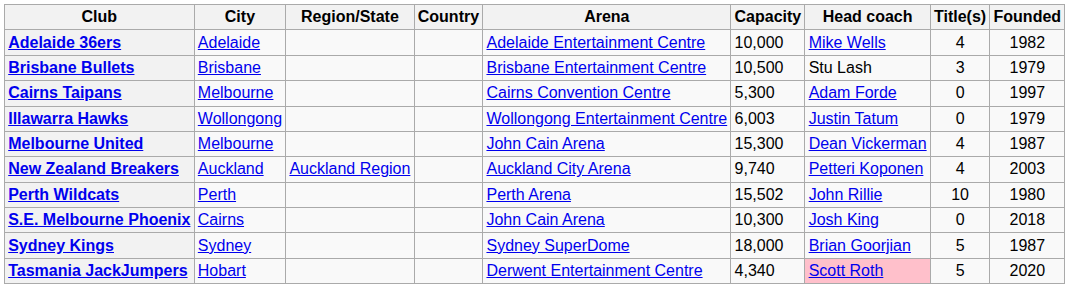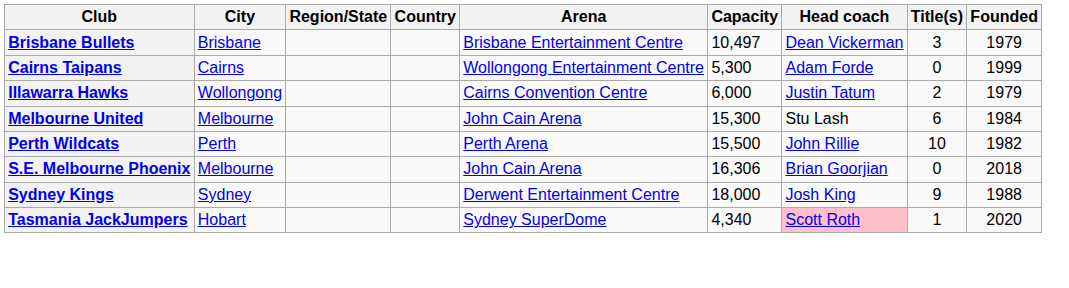- row: (65, 42)
(759, 67) 10,500 -> (736, 42) 10,497
(840, 67) Stu Lash -> (844, 42) Dean Vickerman
(236, 93) Melbourne -> (221, 67) Cairns
(578, 93) Cairns Convention Centre -> (584, 67) Wollongong Entertainment Centre
(1027, 93) 1997 -> (1004, 67) 1999
(607, 118) Wollongong Entertainment Centre -> (555, 93) Cairns Convention Centre
(755, 118) 6,003 -> (731, 93) 6,000
(960, 118) 0 -> (937, 93) 2
(868, 144) Dean Vickerman -> (817, 118) Stu Lash
(960, 144) 4 -> (937, 118) 6
(1027, 144) 1987 -> (1004, 118) 1984
- row: (94, 169)
(759, 194) 15,502 -> (736, 144) 15,500
(1027, 194) 1980 -> (1004, 144) 1982
(221, 220) Cairns -> (236, 169) Melbourne
(759, 220) 10,300 -> (736, 169) 16,306
(844, 220) Josh King -> (837, 169) Brian Goorjian
(558, 245) Sydney SuperDome -> (571, 194) Derwent Entertainment Centre
(860, 245) Brian Goorjian -> (821, 194) Josh King
(960, 245) 5 -> (937, 194) 9
(1027, 245) 1987 -> (1004, 194) 1988
(595, 270) Derwent Entertainment Centre -> (535, 220) Sydney SuperDome
(960, 270) 5 -> (937, 220) 1
